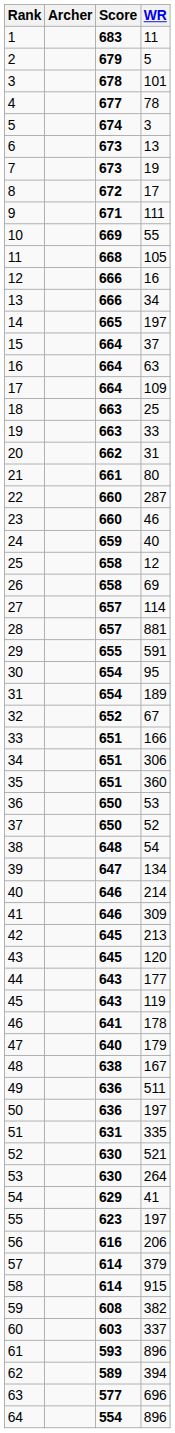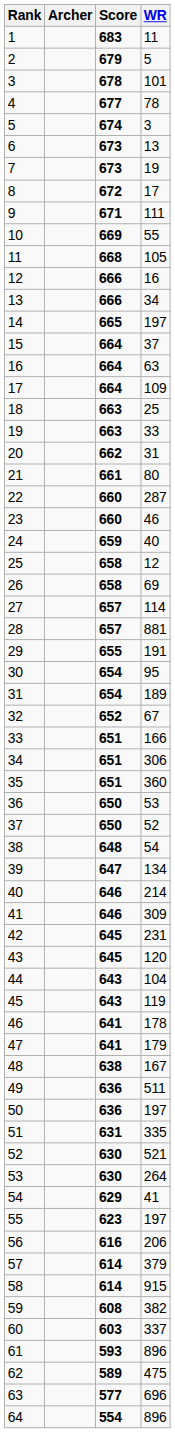(155, 651) 591 -> (155, 651) 191
(155, 935) 213 -> (155, 935) 231
(155, 979) 177 -> (155, 979) 104
(110, 1045) 640 -> (110, 1045) 641
(155, 1373) 394 -> (155, 1373) 475
